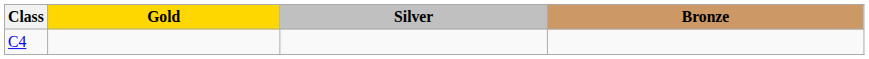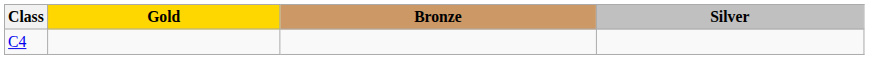columns swapped: (414, 16) <-> (705, 16)
